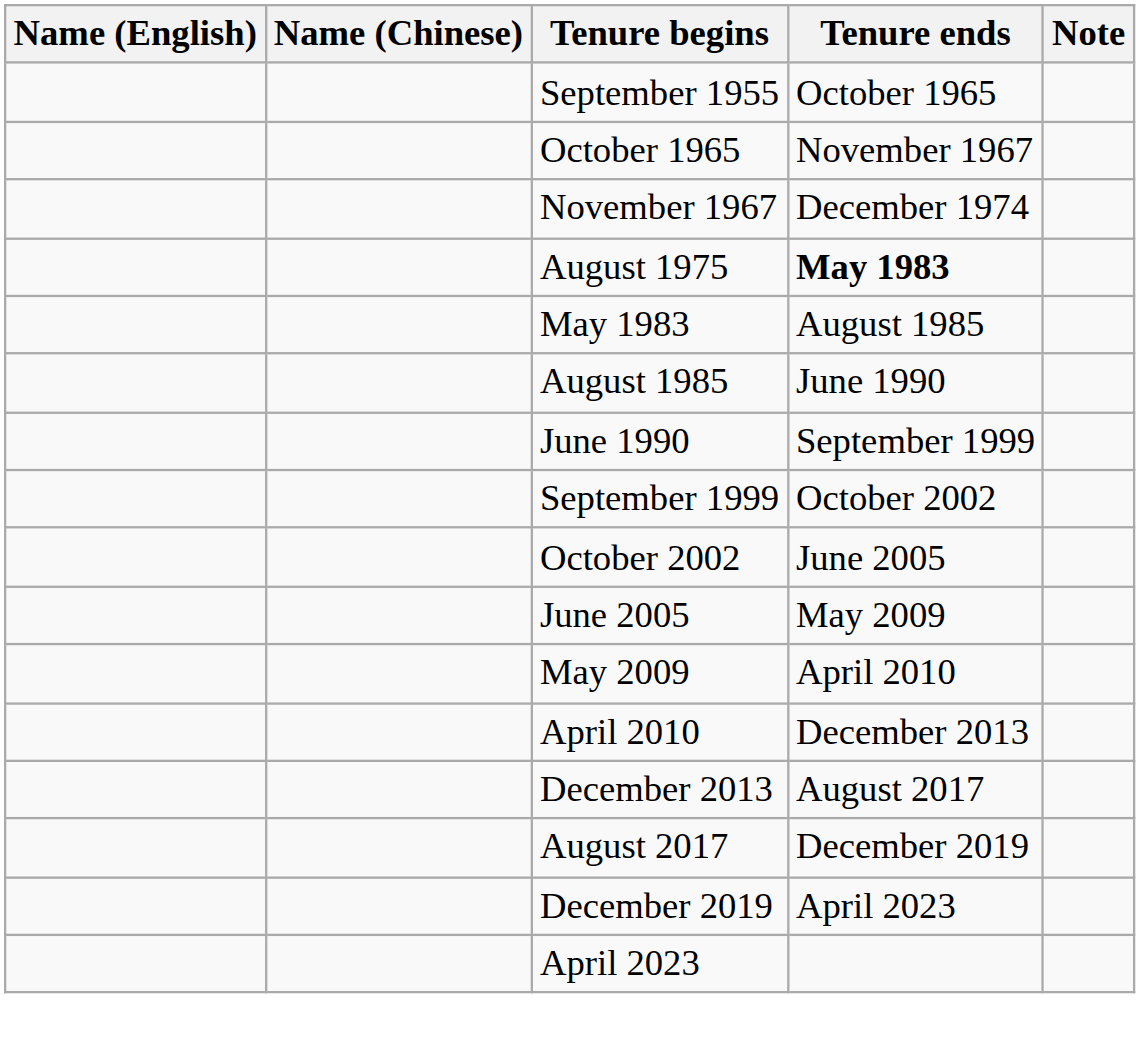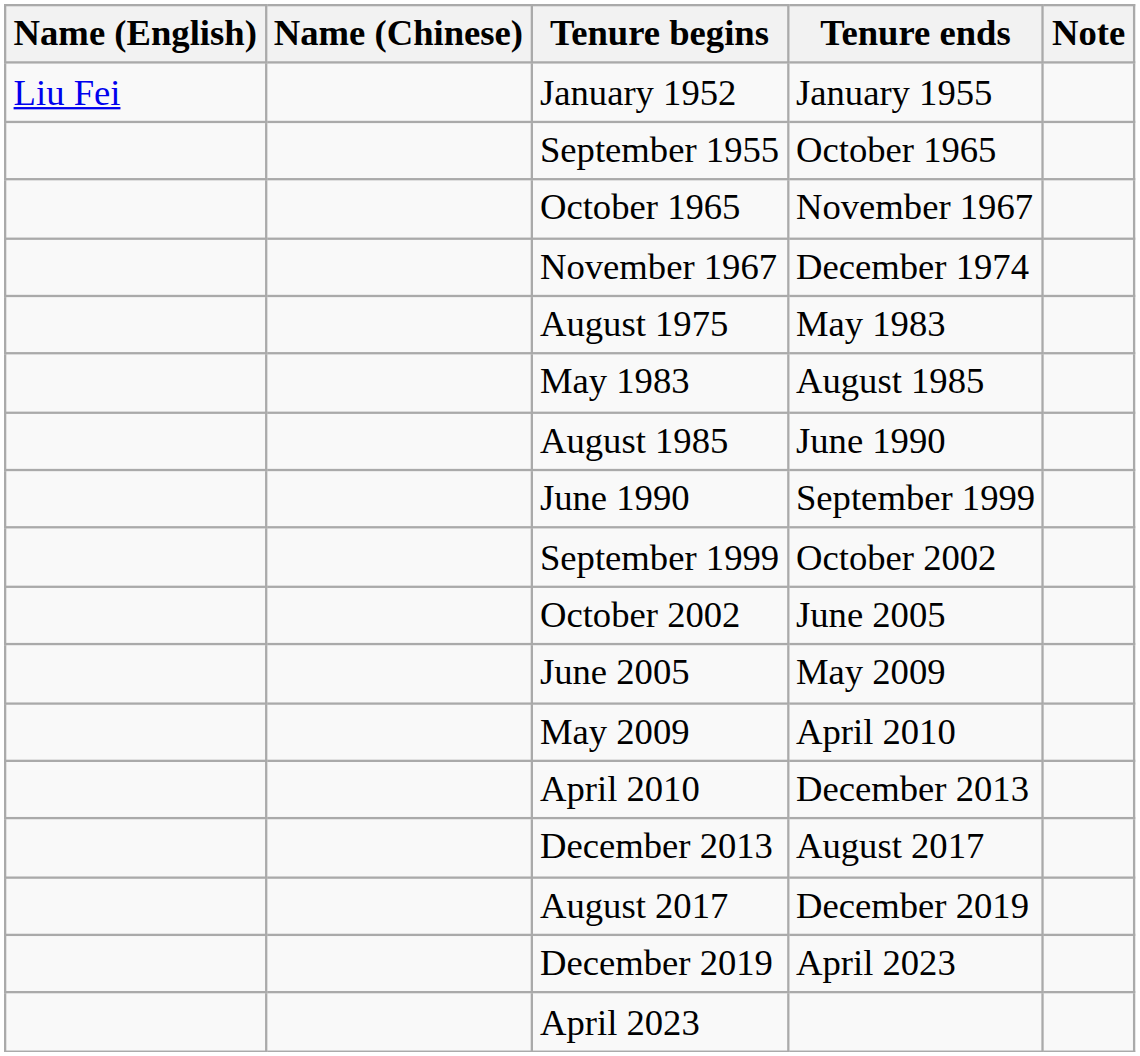+ row: (638, 91)
(873, 265) bold -> (871, 324) normal
